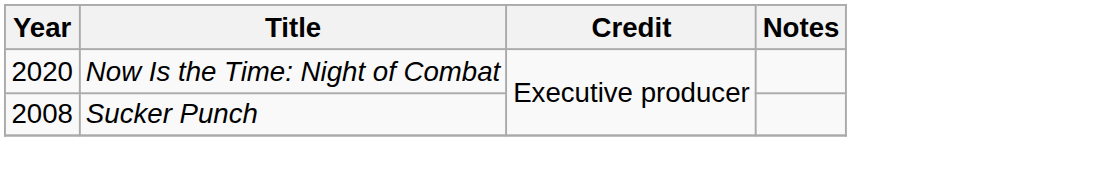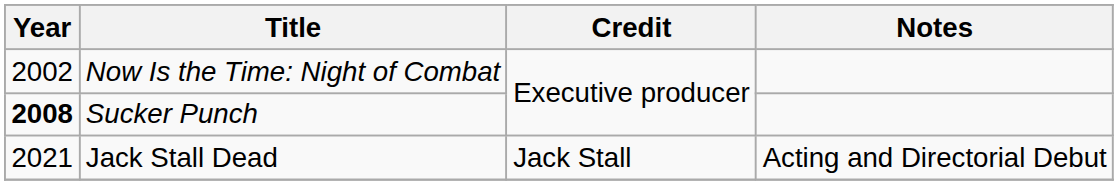(42, 71) 2020 -> (42, 71) 2002
(42, 115) normal -> (42, 115) bold
+ row: (182, 158)
